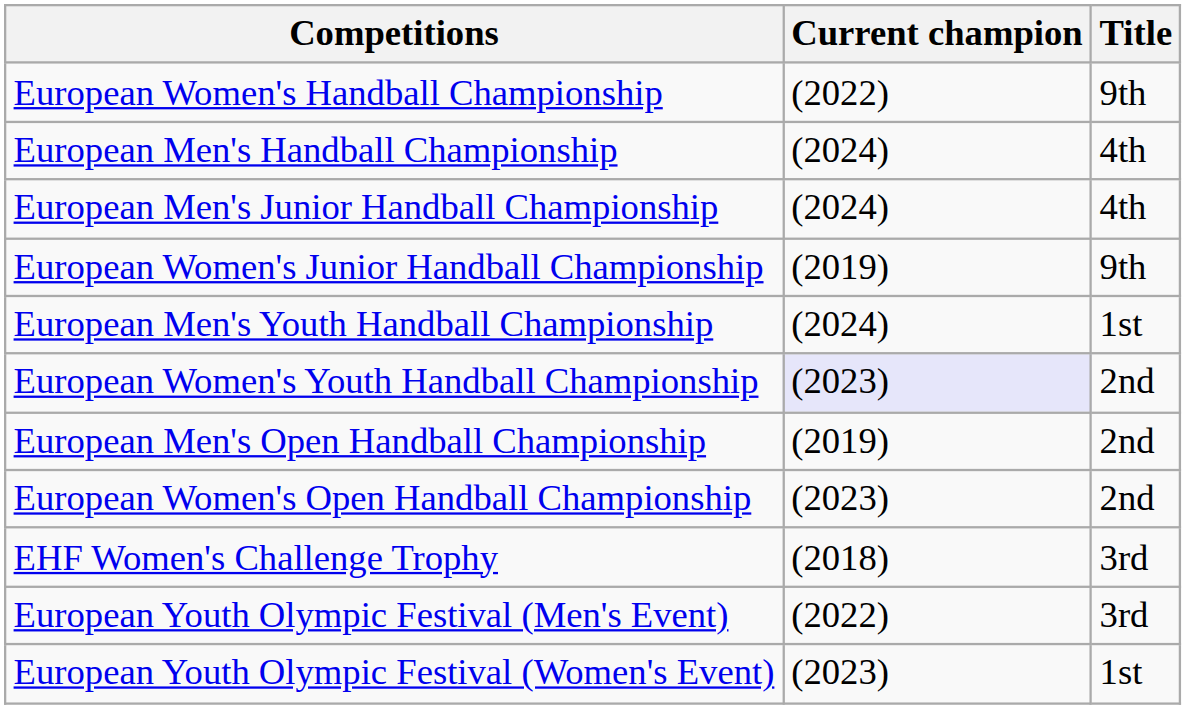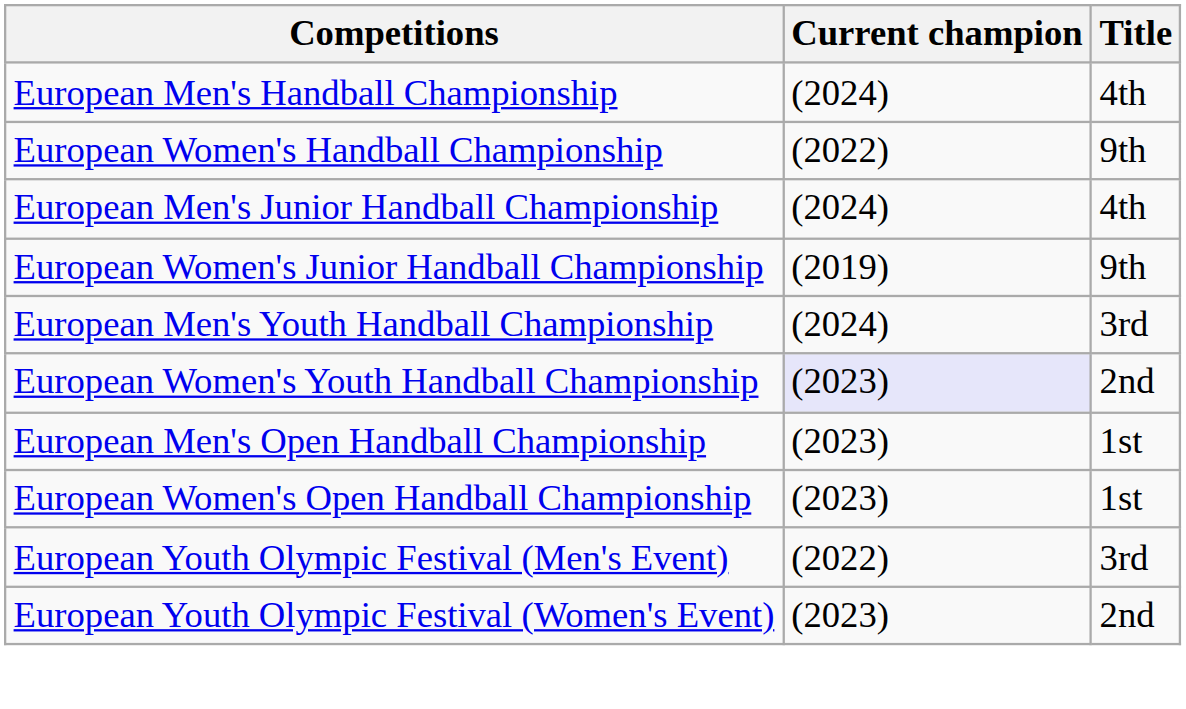rows swapped: (316, 149) <-> (338, 91)
(1121, 324) 1st -> (1124, 324) 3rd
(840, 440) (2019) -> (840, 440) (2023)
(1127, 440) 2nd -> (1121, 440) 1st
(1127, 498) 2nd -> (1121, 498) 1st
- row: (256, 556)
(1121, 672) 1st -> (1127, 614) 2nd
